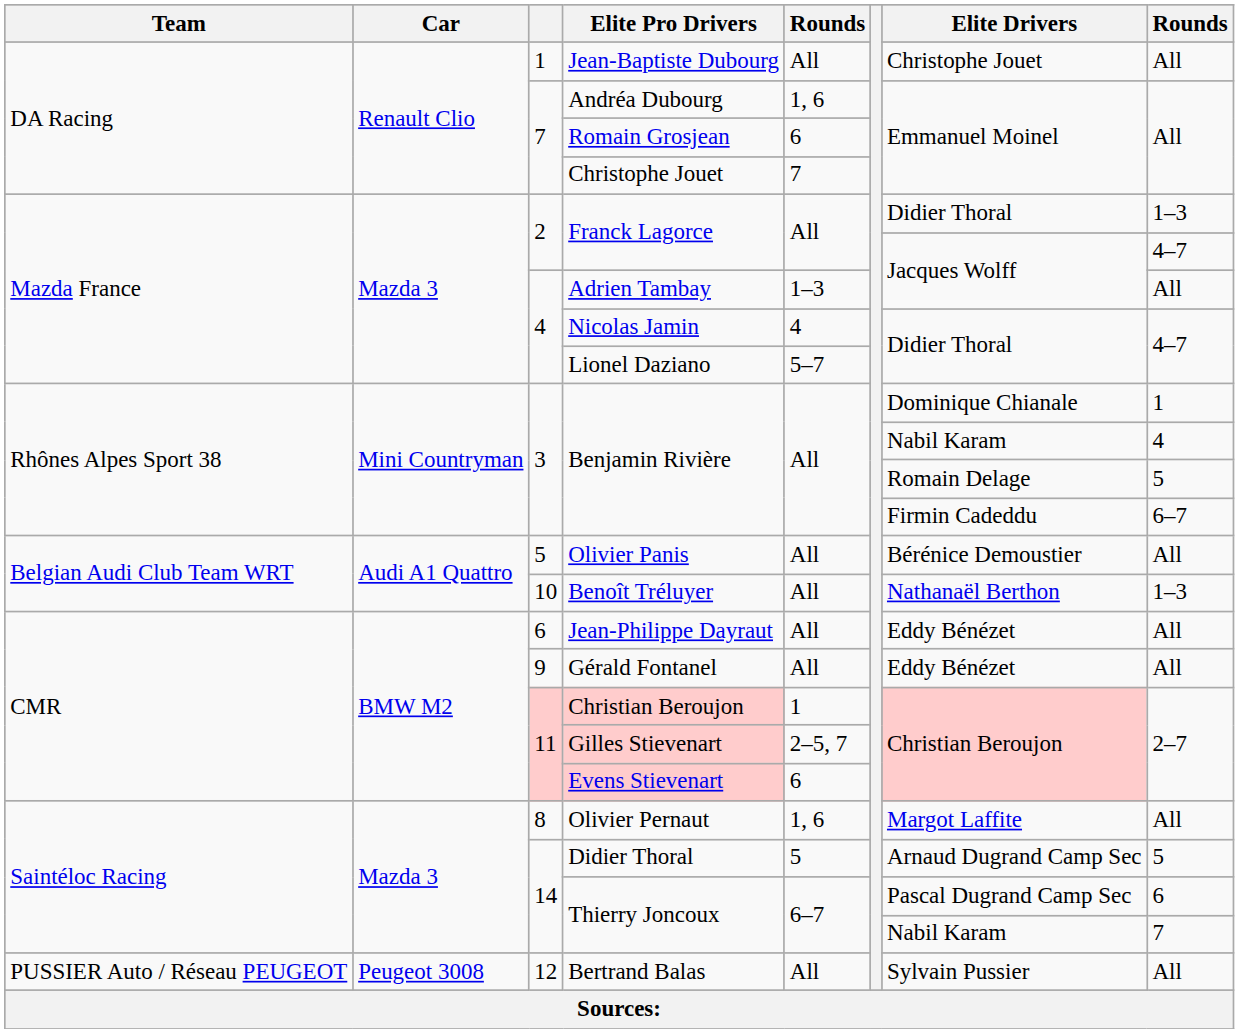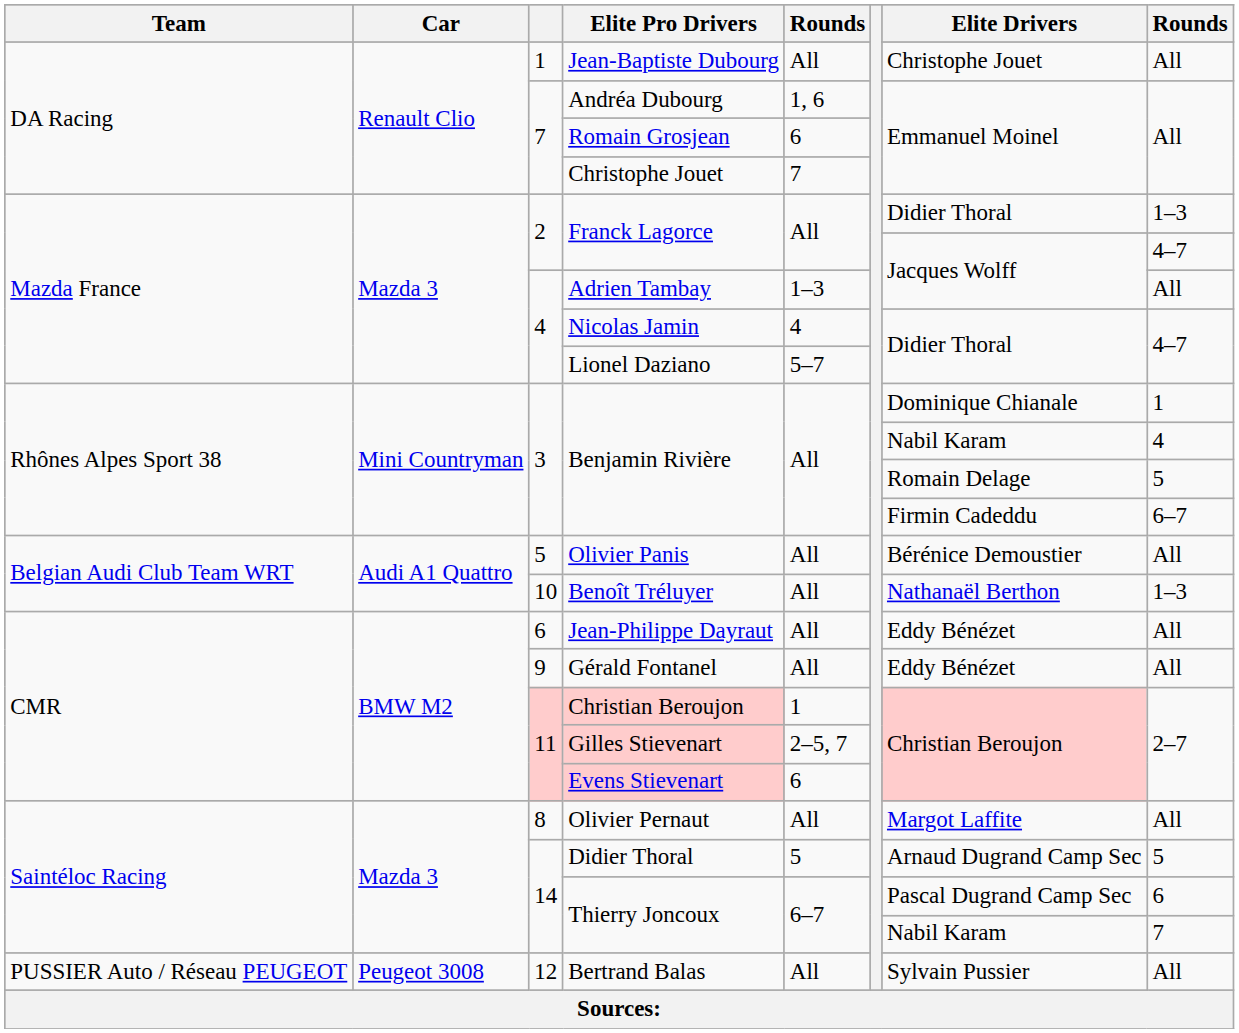(807, 819) 1, 6 -> (805, 819) All
